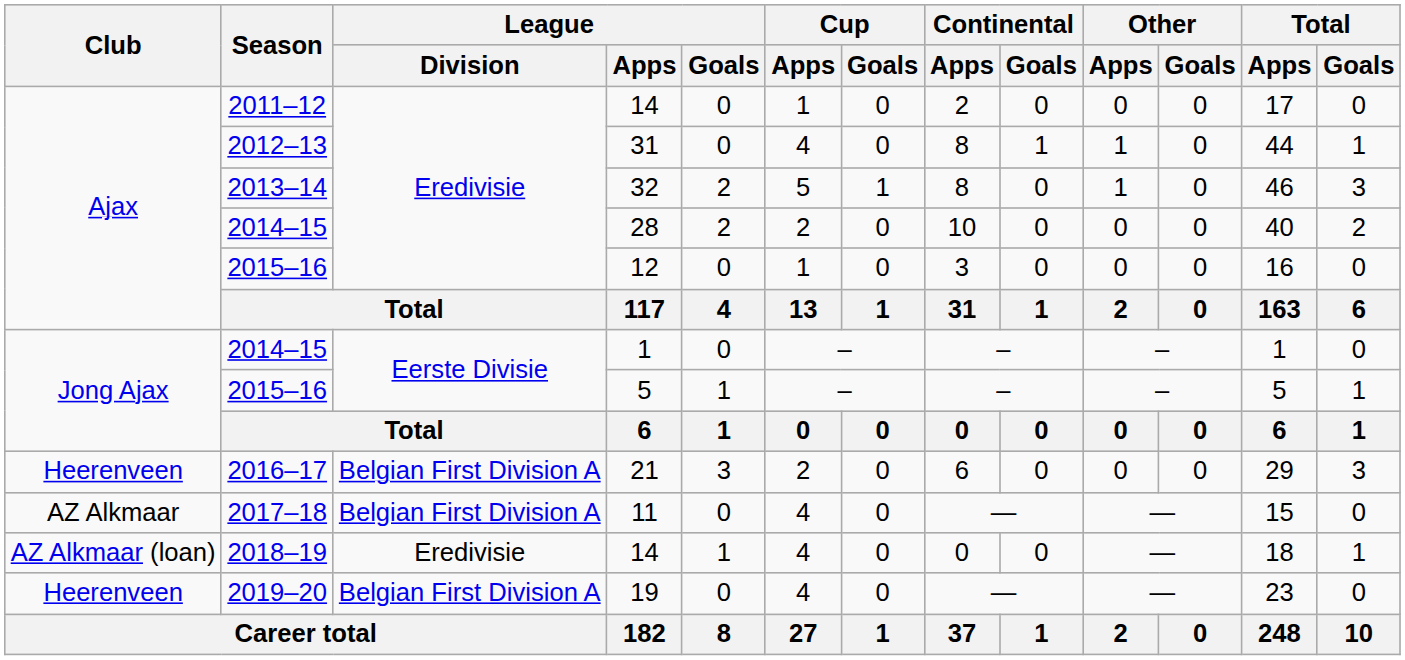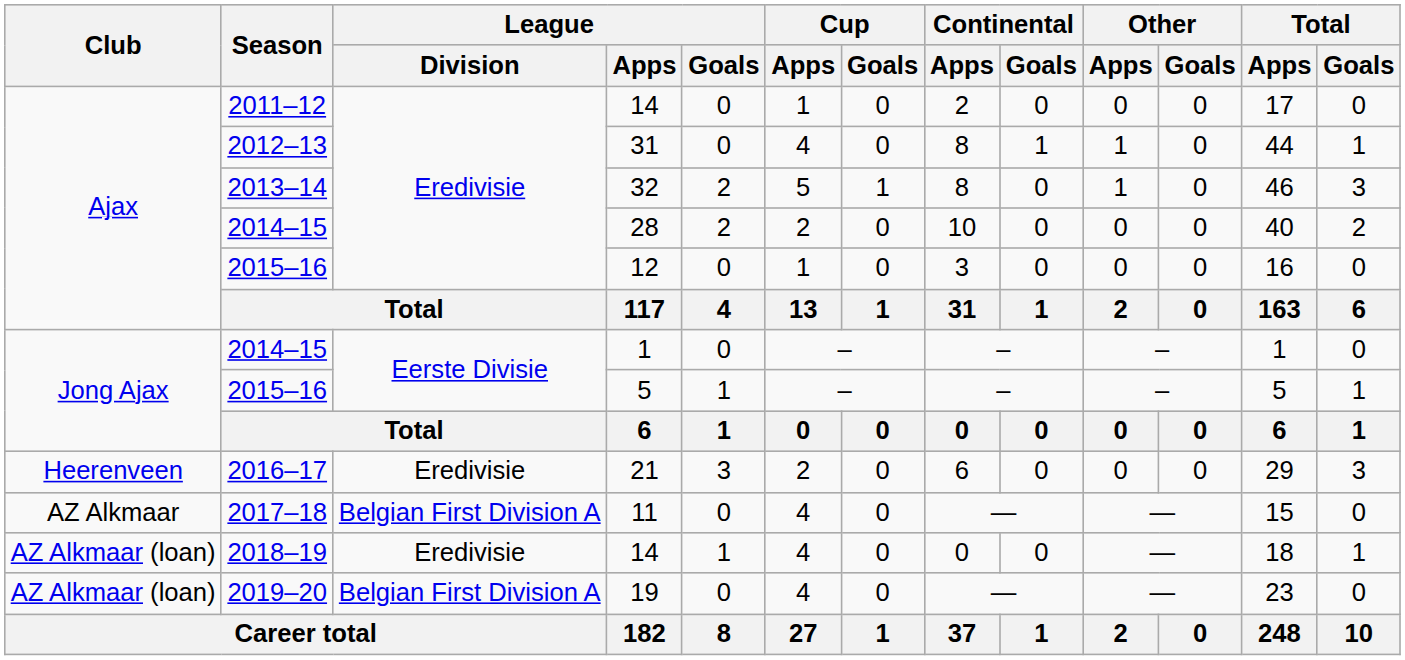(470, 471) Belgian First Division A -> (470, 471) Eredivisie
(113, 593) Heerenveen -> (113, 593) AZ Alkmaar (loan)
